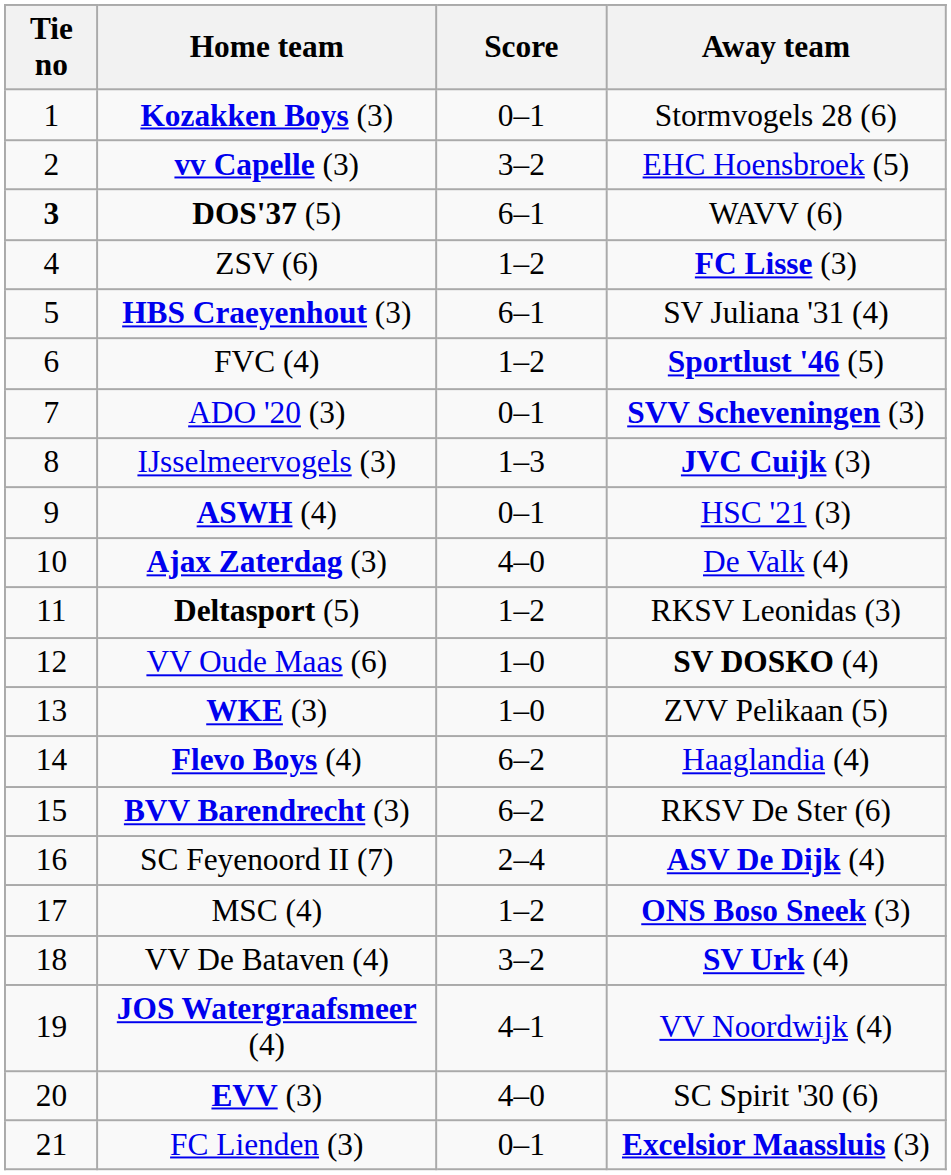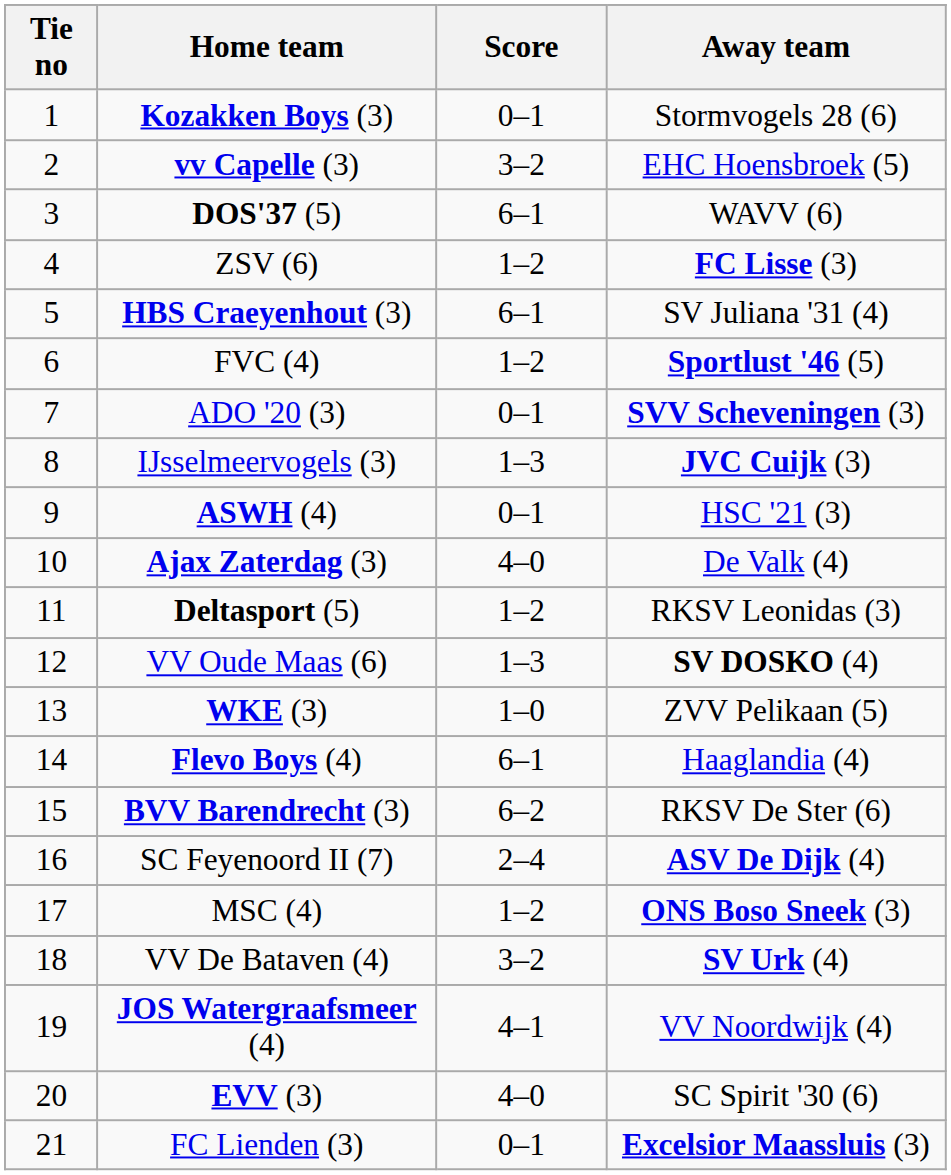(51, 213) bold -> (51, 213) normal
(521, 661) 1–0 -> (521, 661) 1–3
(521, 760) 6–2 -> (521, 760) 6–1
